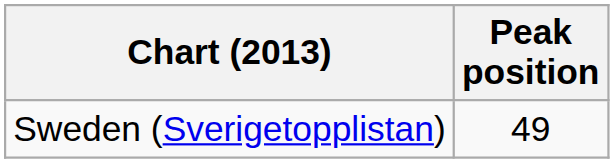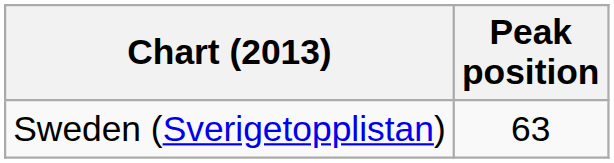(531, 128) 49 -> (531, 128) 63
